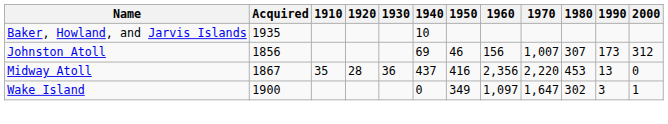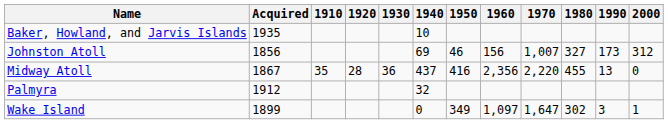(575, 52) 307 -> (575, 52) 327
(575, 71) 453 -> (575, 71) 455
+ row: (32, 90)
(266, 90) 1900 -> (266, 109) 1899
